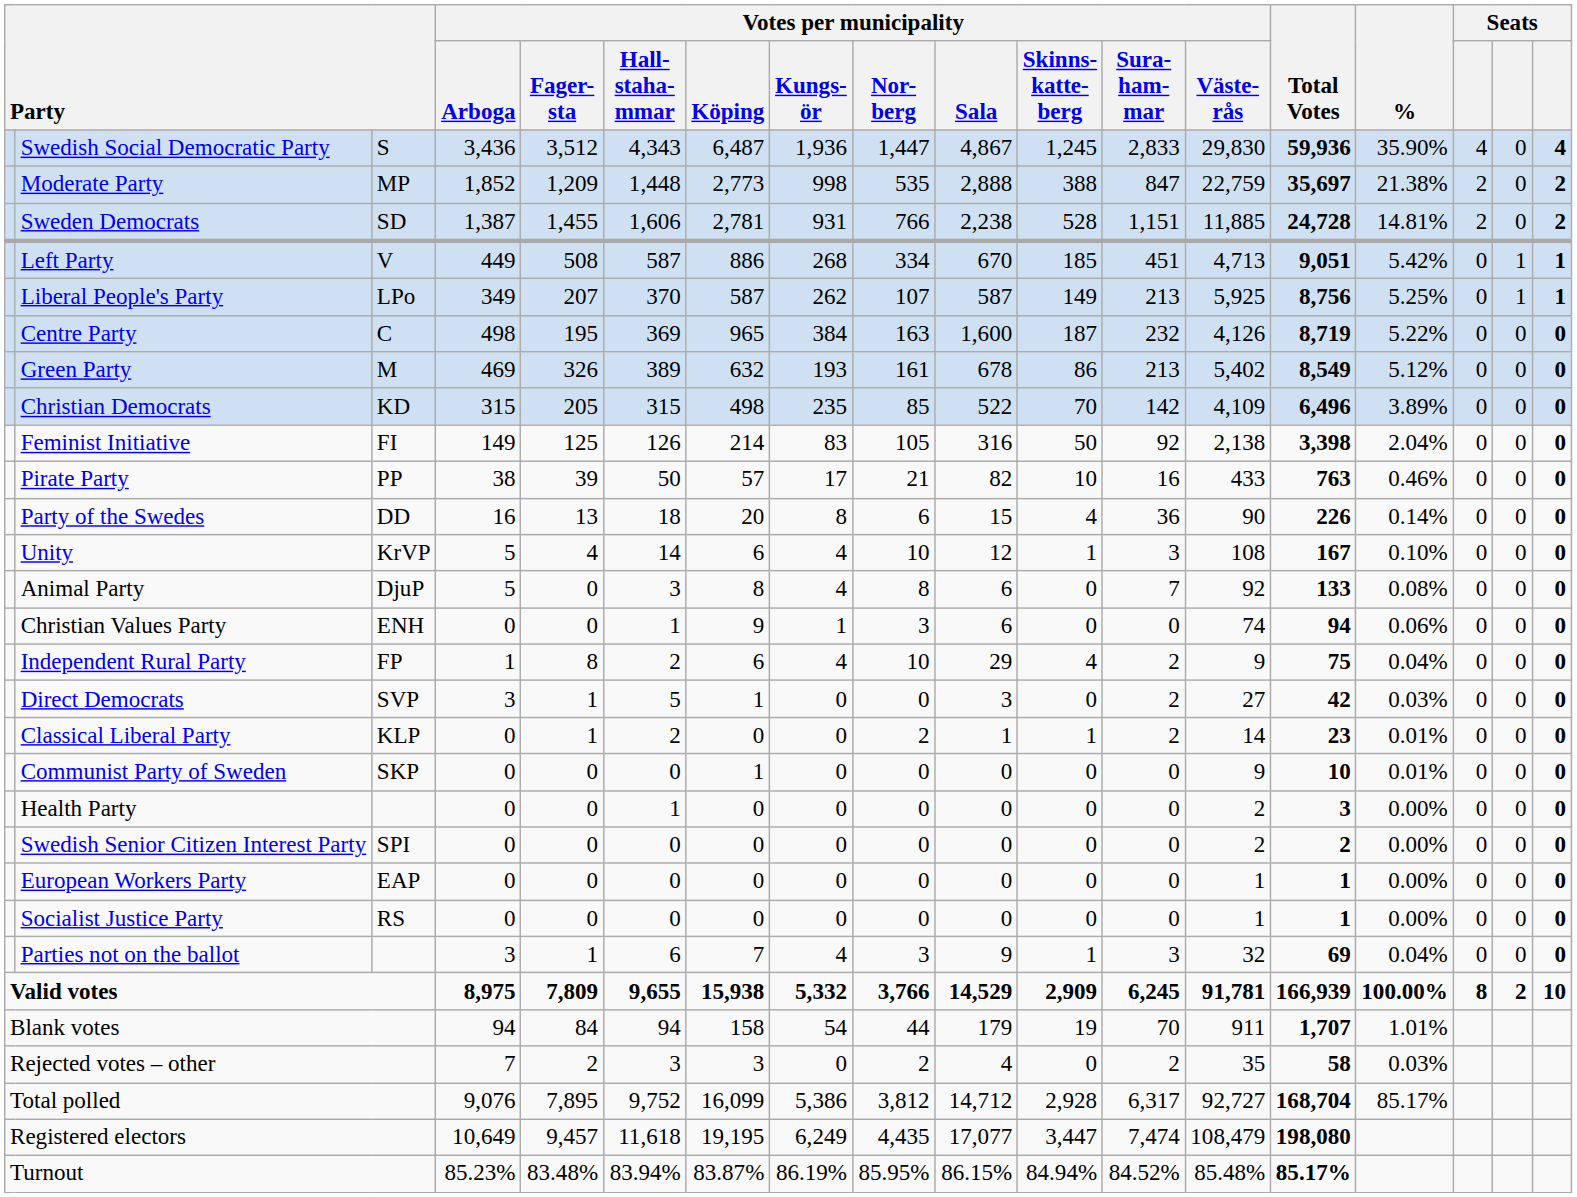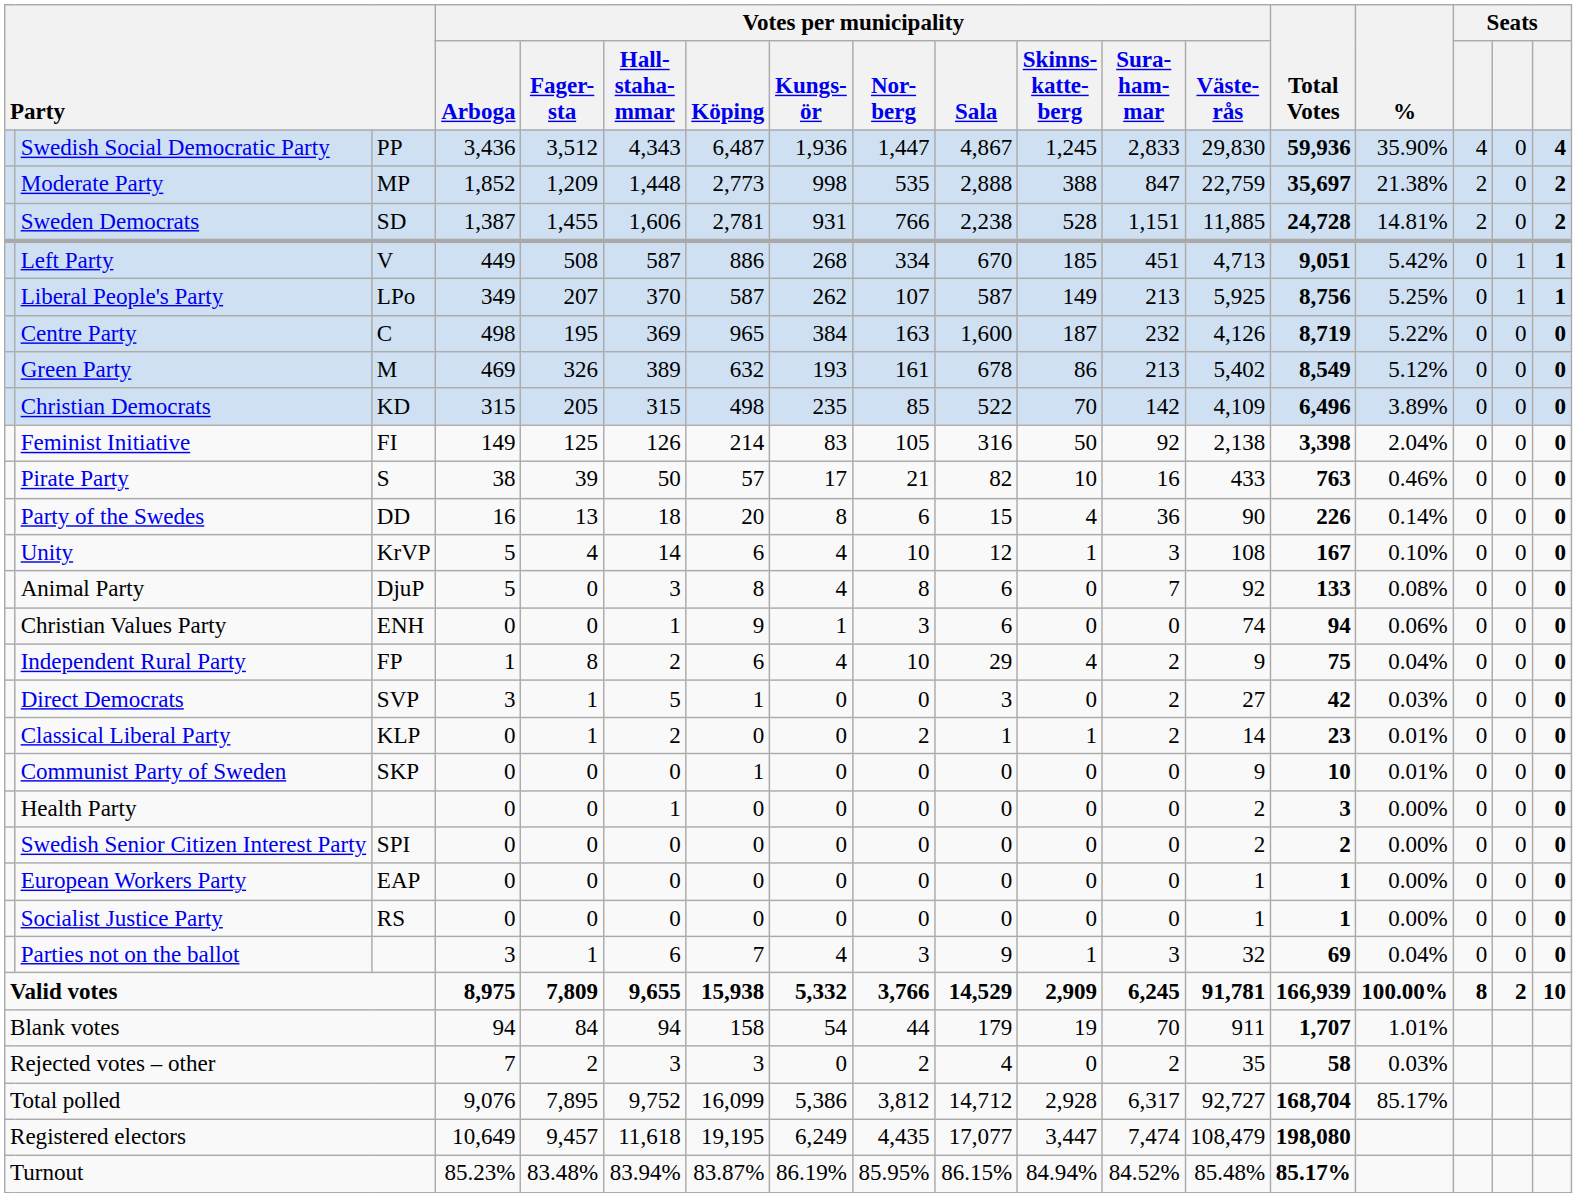(383, 147) S -> (390, 147) PP
(390, 479) PP -> (383, 479) S
